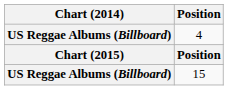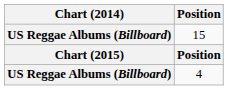rows swapped: (199, 34) <-> (199, 74)
